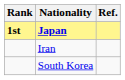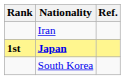rows swapped: (52, 30) <-> (47, 48)
